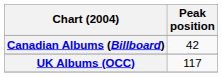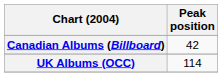(192, 63) 117 -> (192, 63) 114
